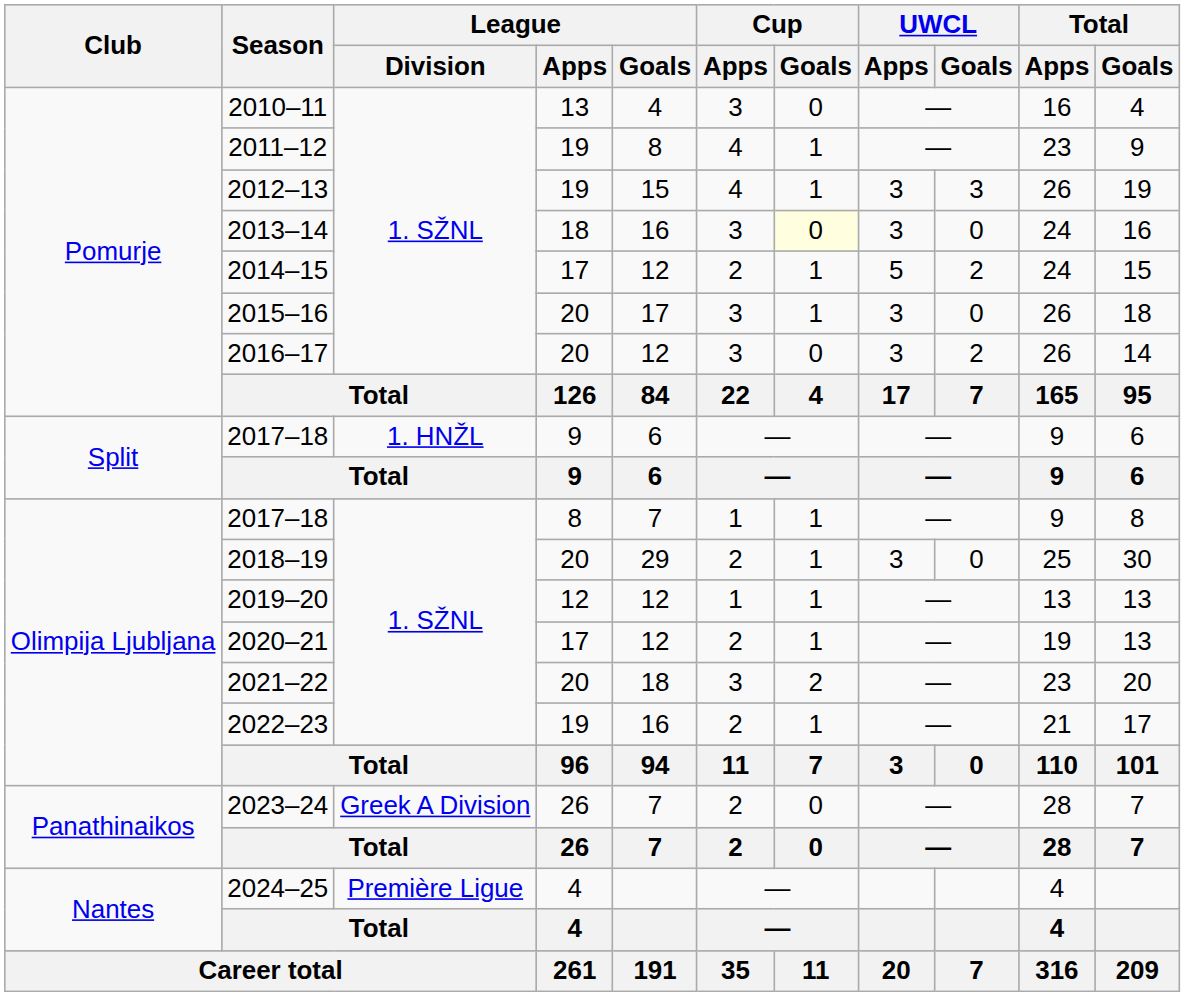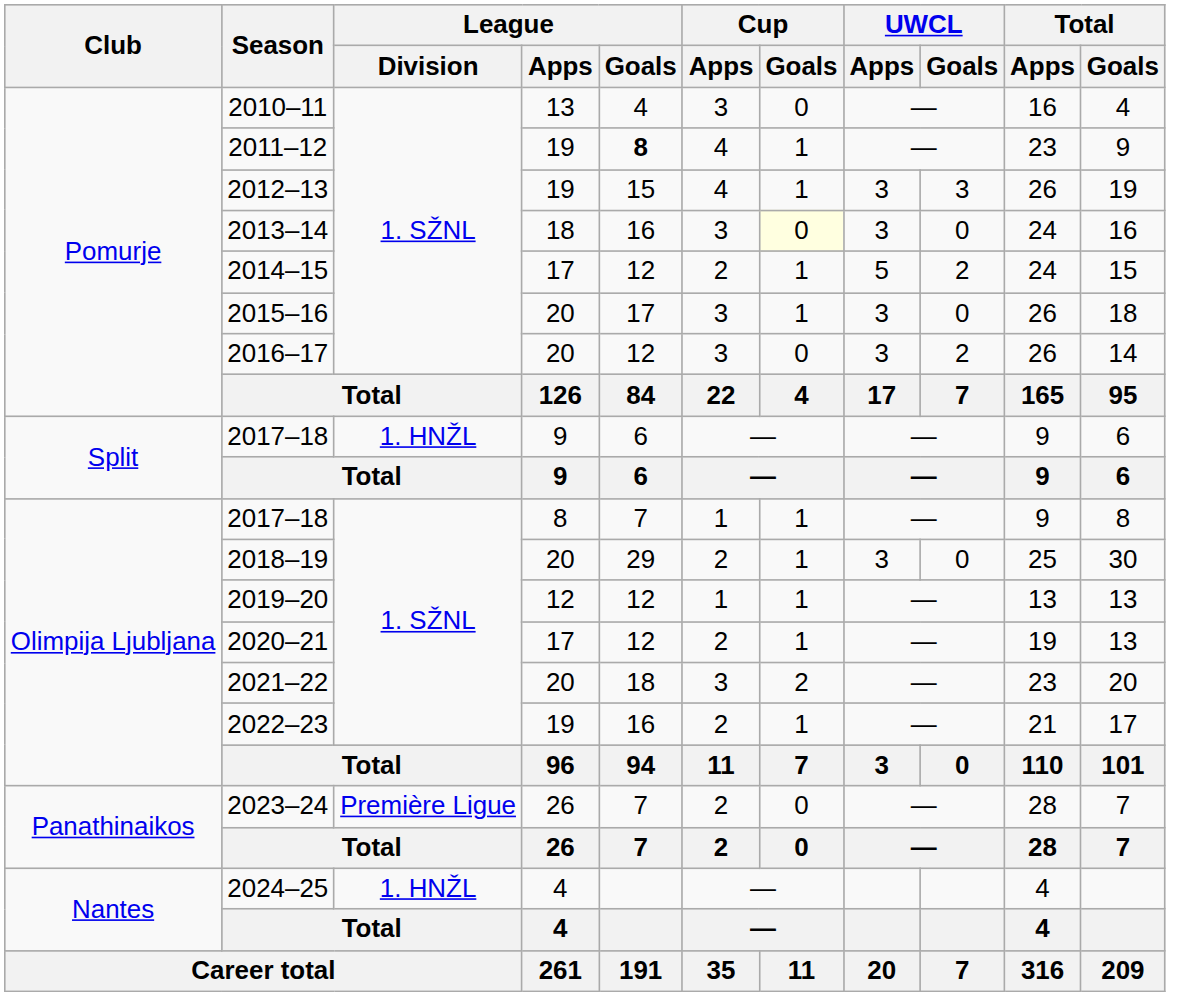(655, 148) normal -> (641, 148) bold
(435, 806) Greek A Division -> (428, 806) Première Ligue
(435, 888) Première Ligue -> (428, 888) 1. HNŽL
